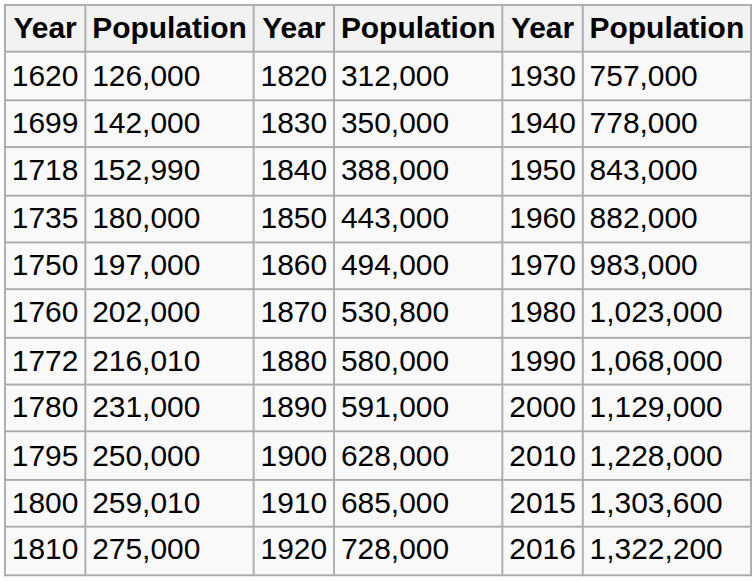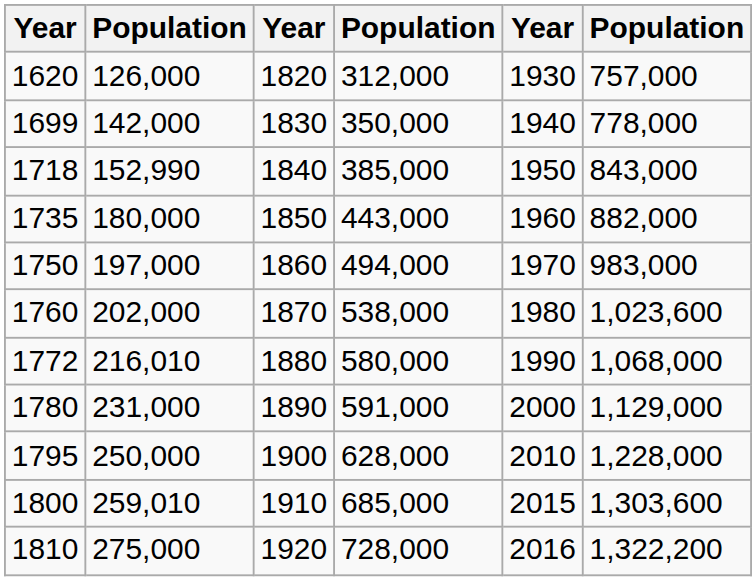(395, 170) 388,000 -> (395, 170) 385,000
(395, 312) 530,800 -> (395, 312) 538,000
(656, 312) 1,023,000 -> (656, 312) 1,023,600
